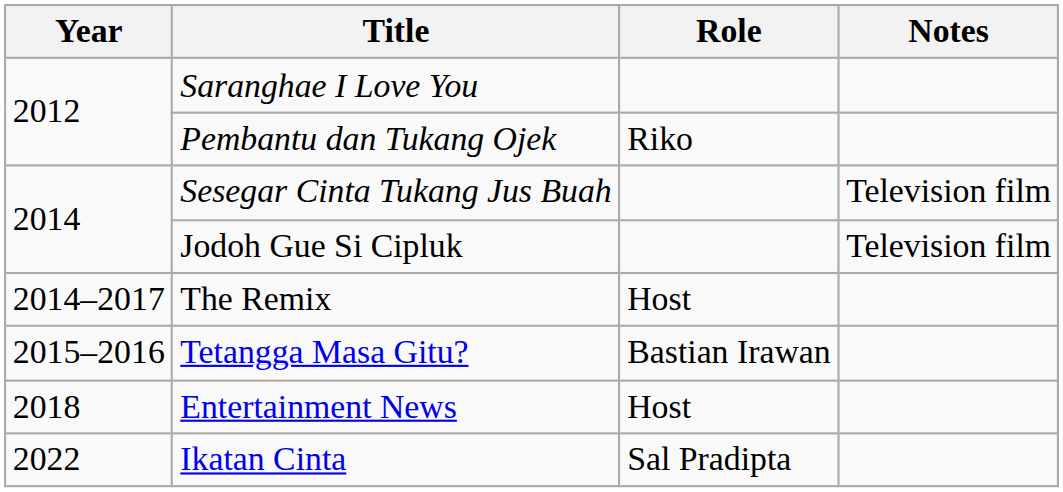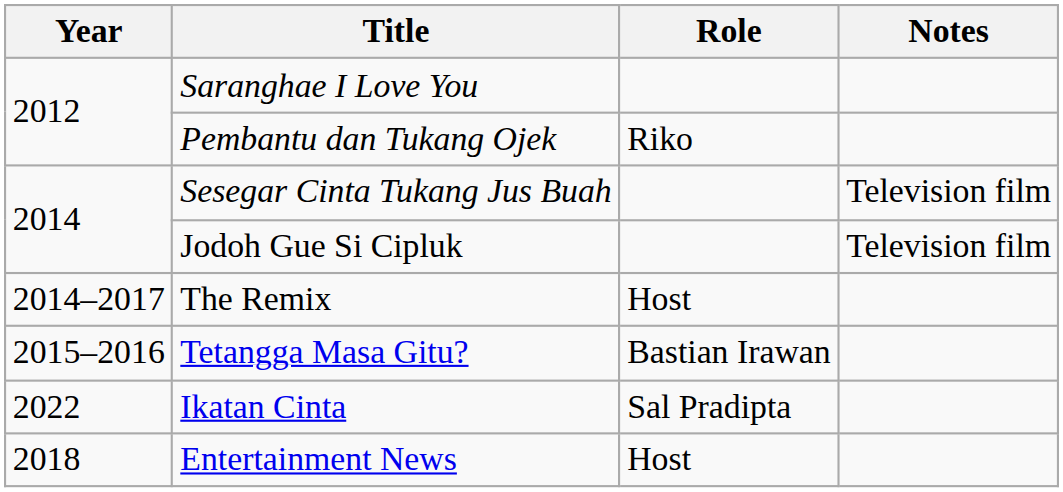rows swapped: (319, 406) <-> (263, 459)
